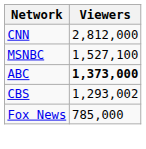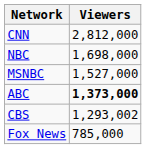+ row: (18, 54)
(105, 54) 1,527,100 -> (105, 74) 1,527,000
